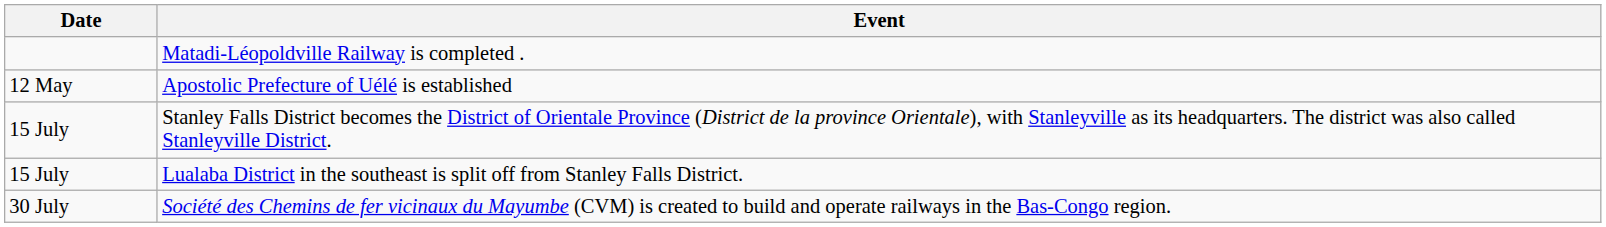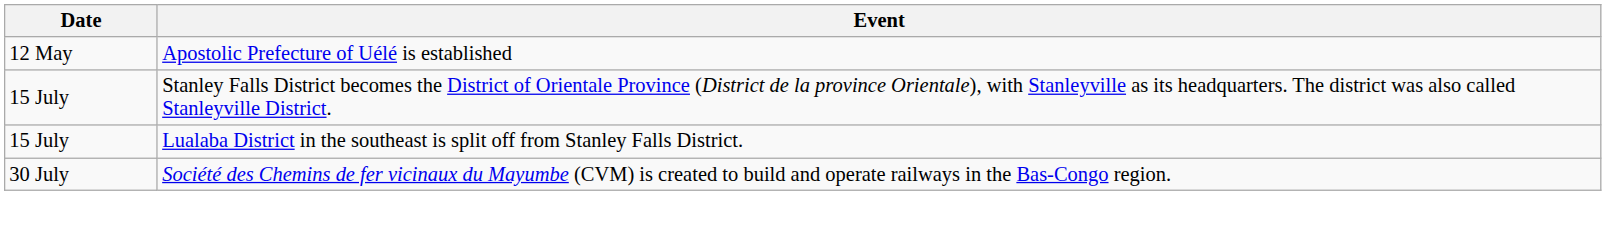- row: (343, 53)
